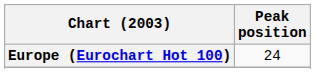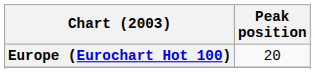(272, 56) 24 -> (272, 56) 20
